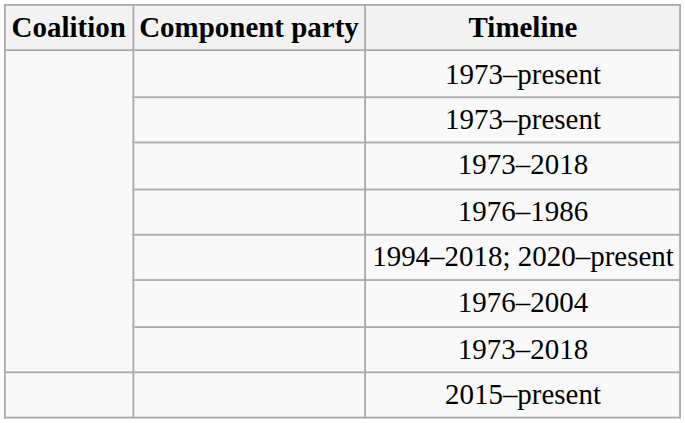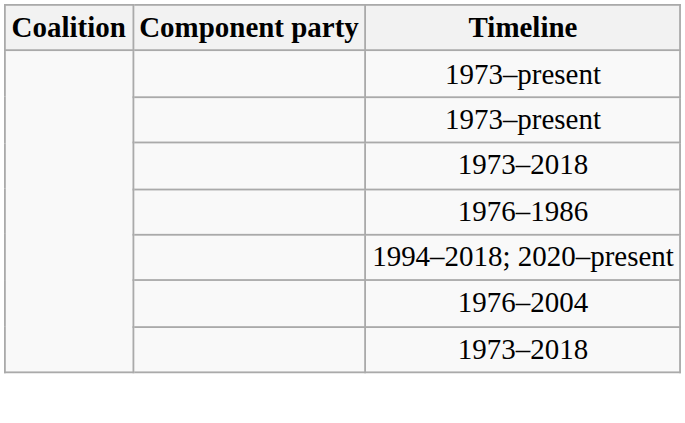- row: (69, 395)
